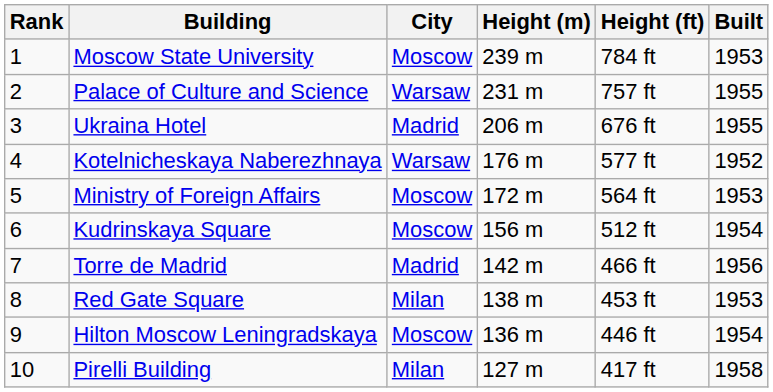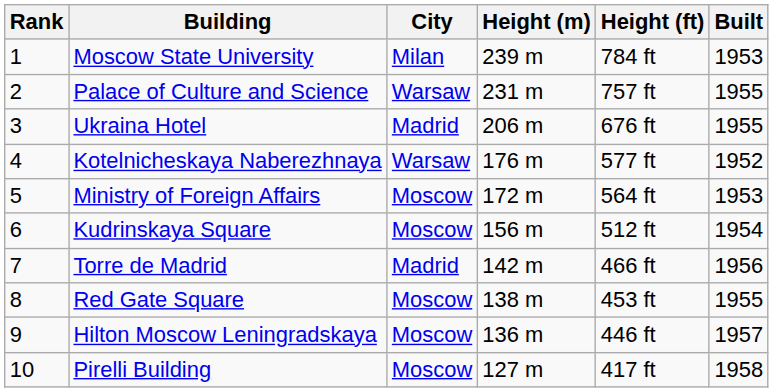(432, 56) Moscow -> (418, 56) Milan
(418, 299) Milan -> (432, 299) Moscow
(739, 299) 1953 -> (739, 299) 1955
(739, 334) 1954 -> (739, 334) 1957
(418, 369) Milan -> (432, 369) Moscow
